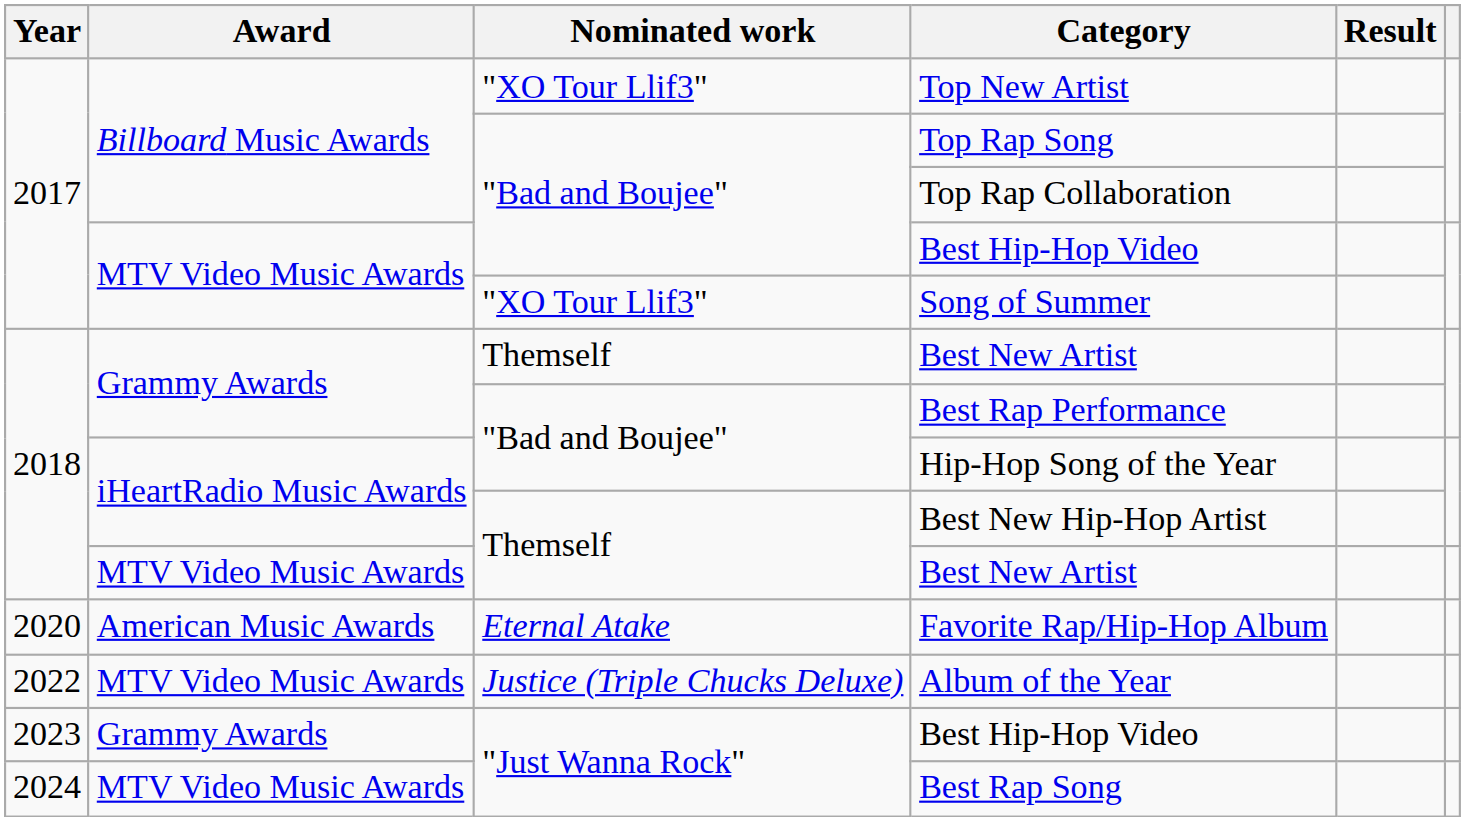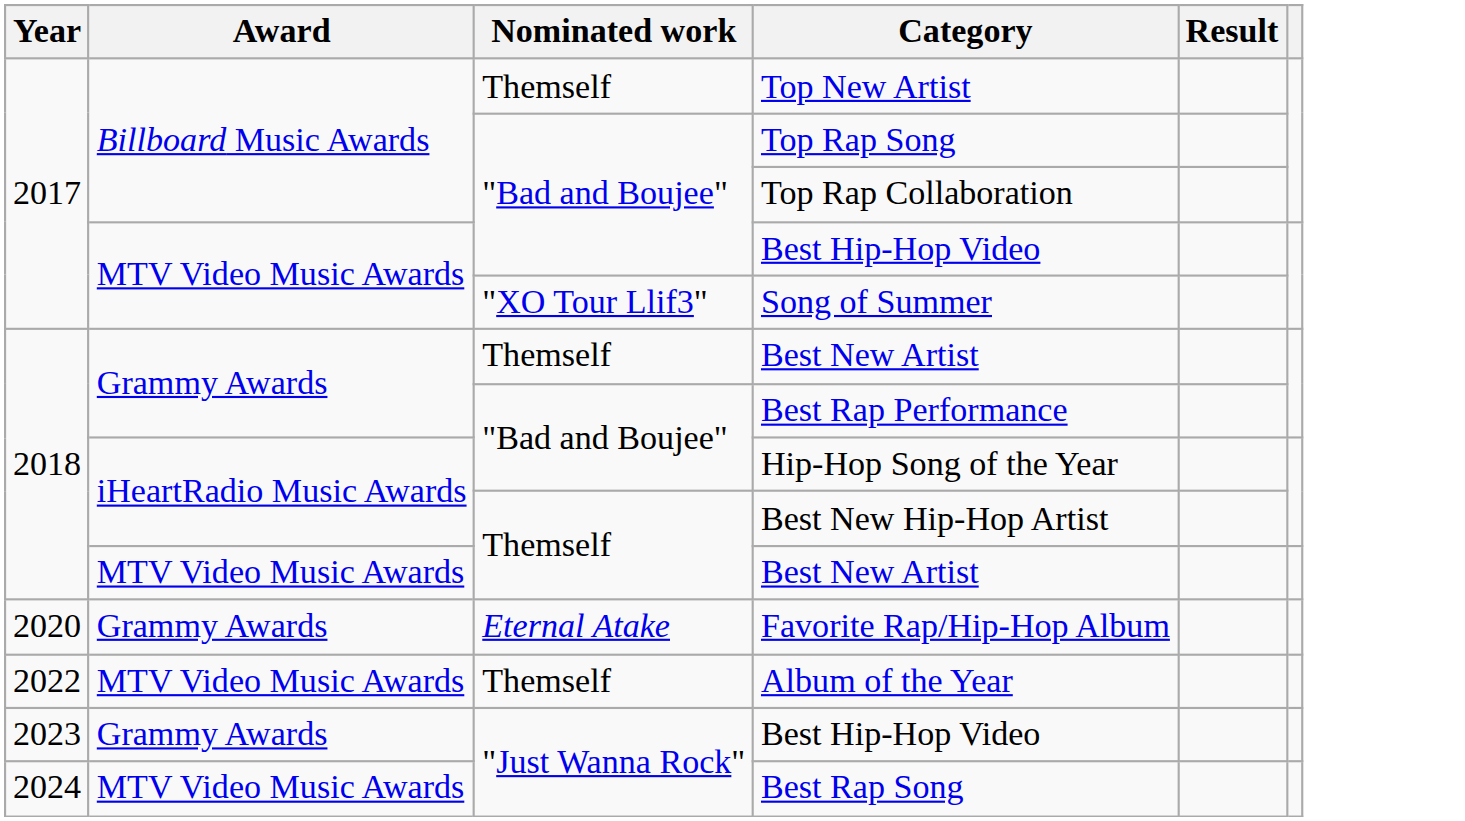(595, 85) "XO Tour Llif3" -> (547, 85) Themself
(266, 626) American Music Awards -> (212, 626) Grammy Awards
(693, 680) Justice (Triple Chucks Deluxe) -> (547, 680) Themself
